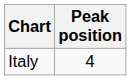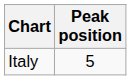(90, 61) 4 -> (90, 61) 5
